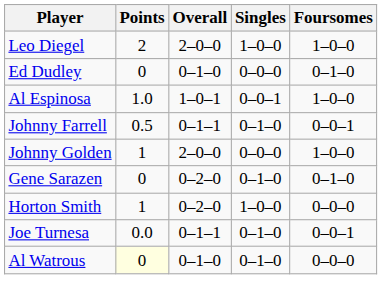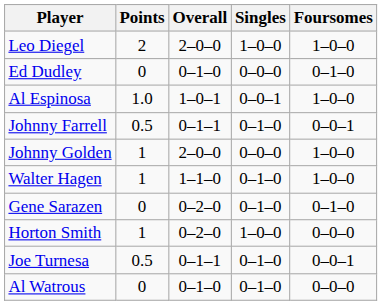+ row: (55, 179)
(142, 233) 0.0 -> (142, 260) 0.5
(142, 260) lightyellow background -> (142, 286) no background
